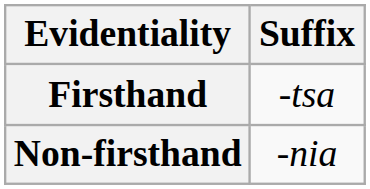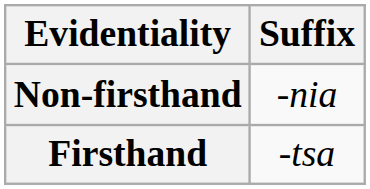rows swapped: (128, 93) <-> (128, 153)
